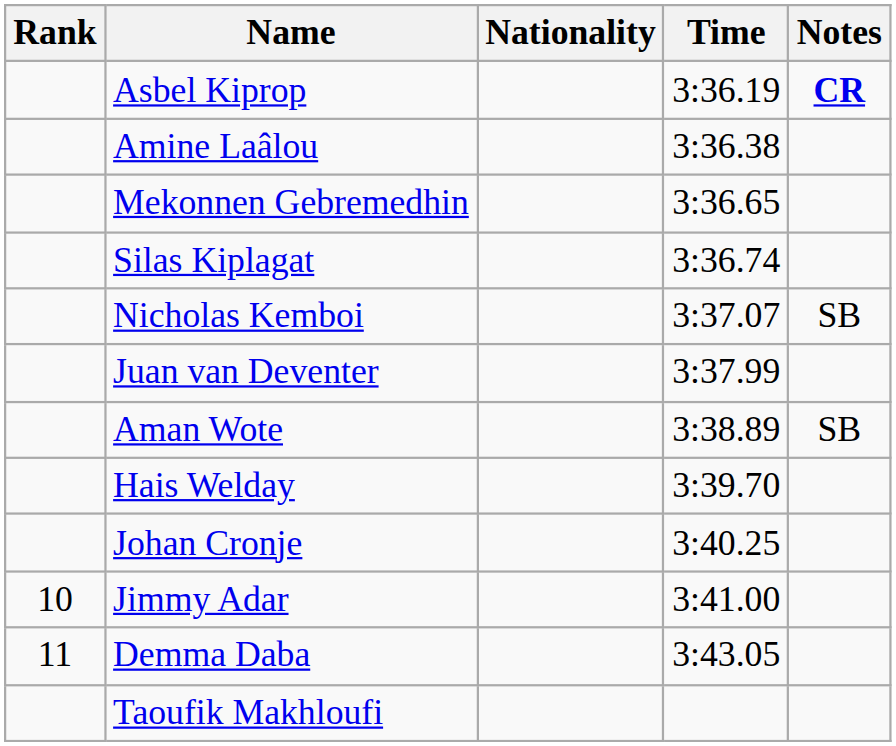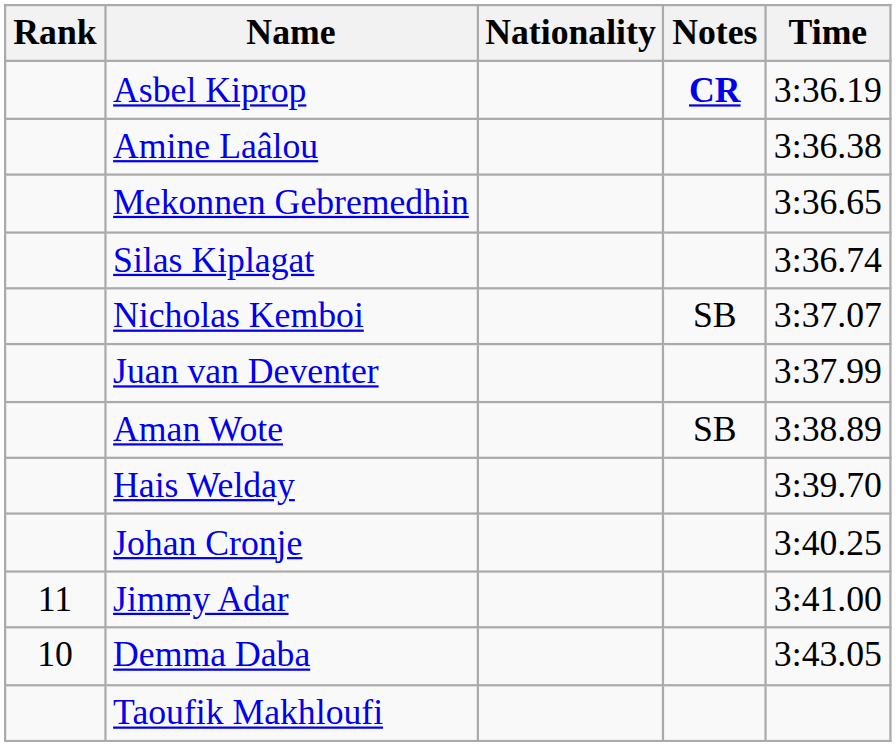columns swapped: (726, 32) <-> (839, 32)
(55, 598) 10 -> (55, 598) 11
(55, 655) 11 -> (55, 655) 10
